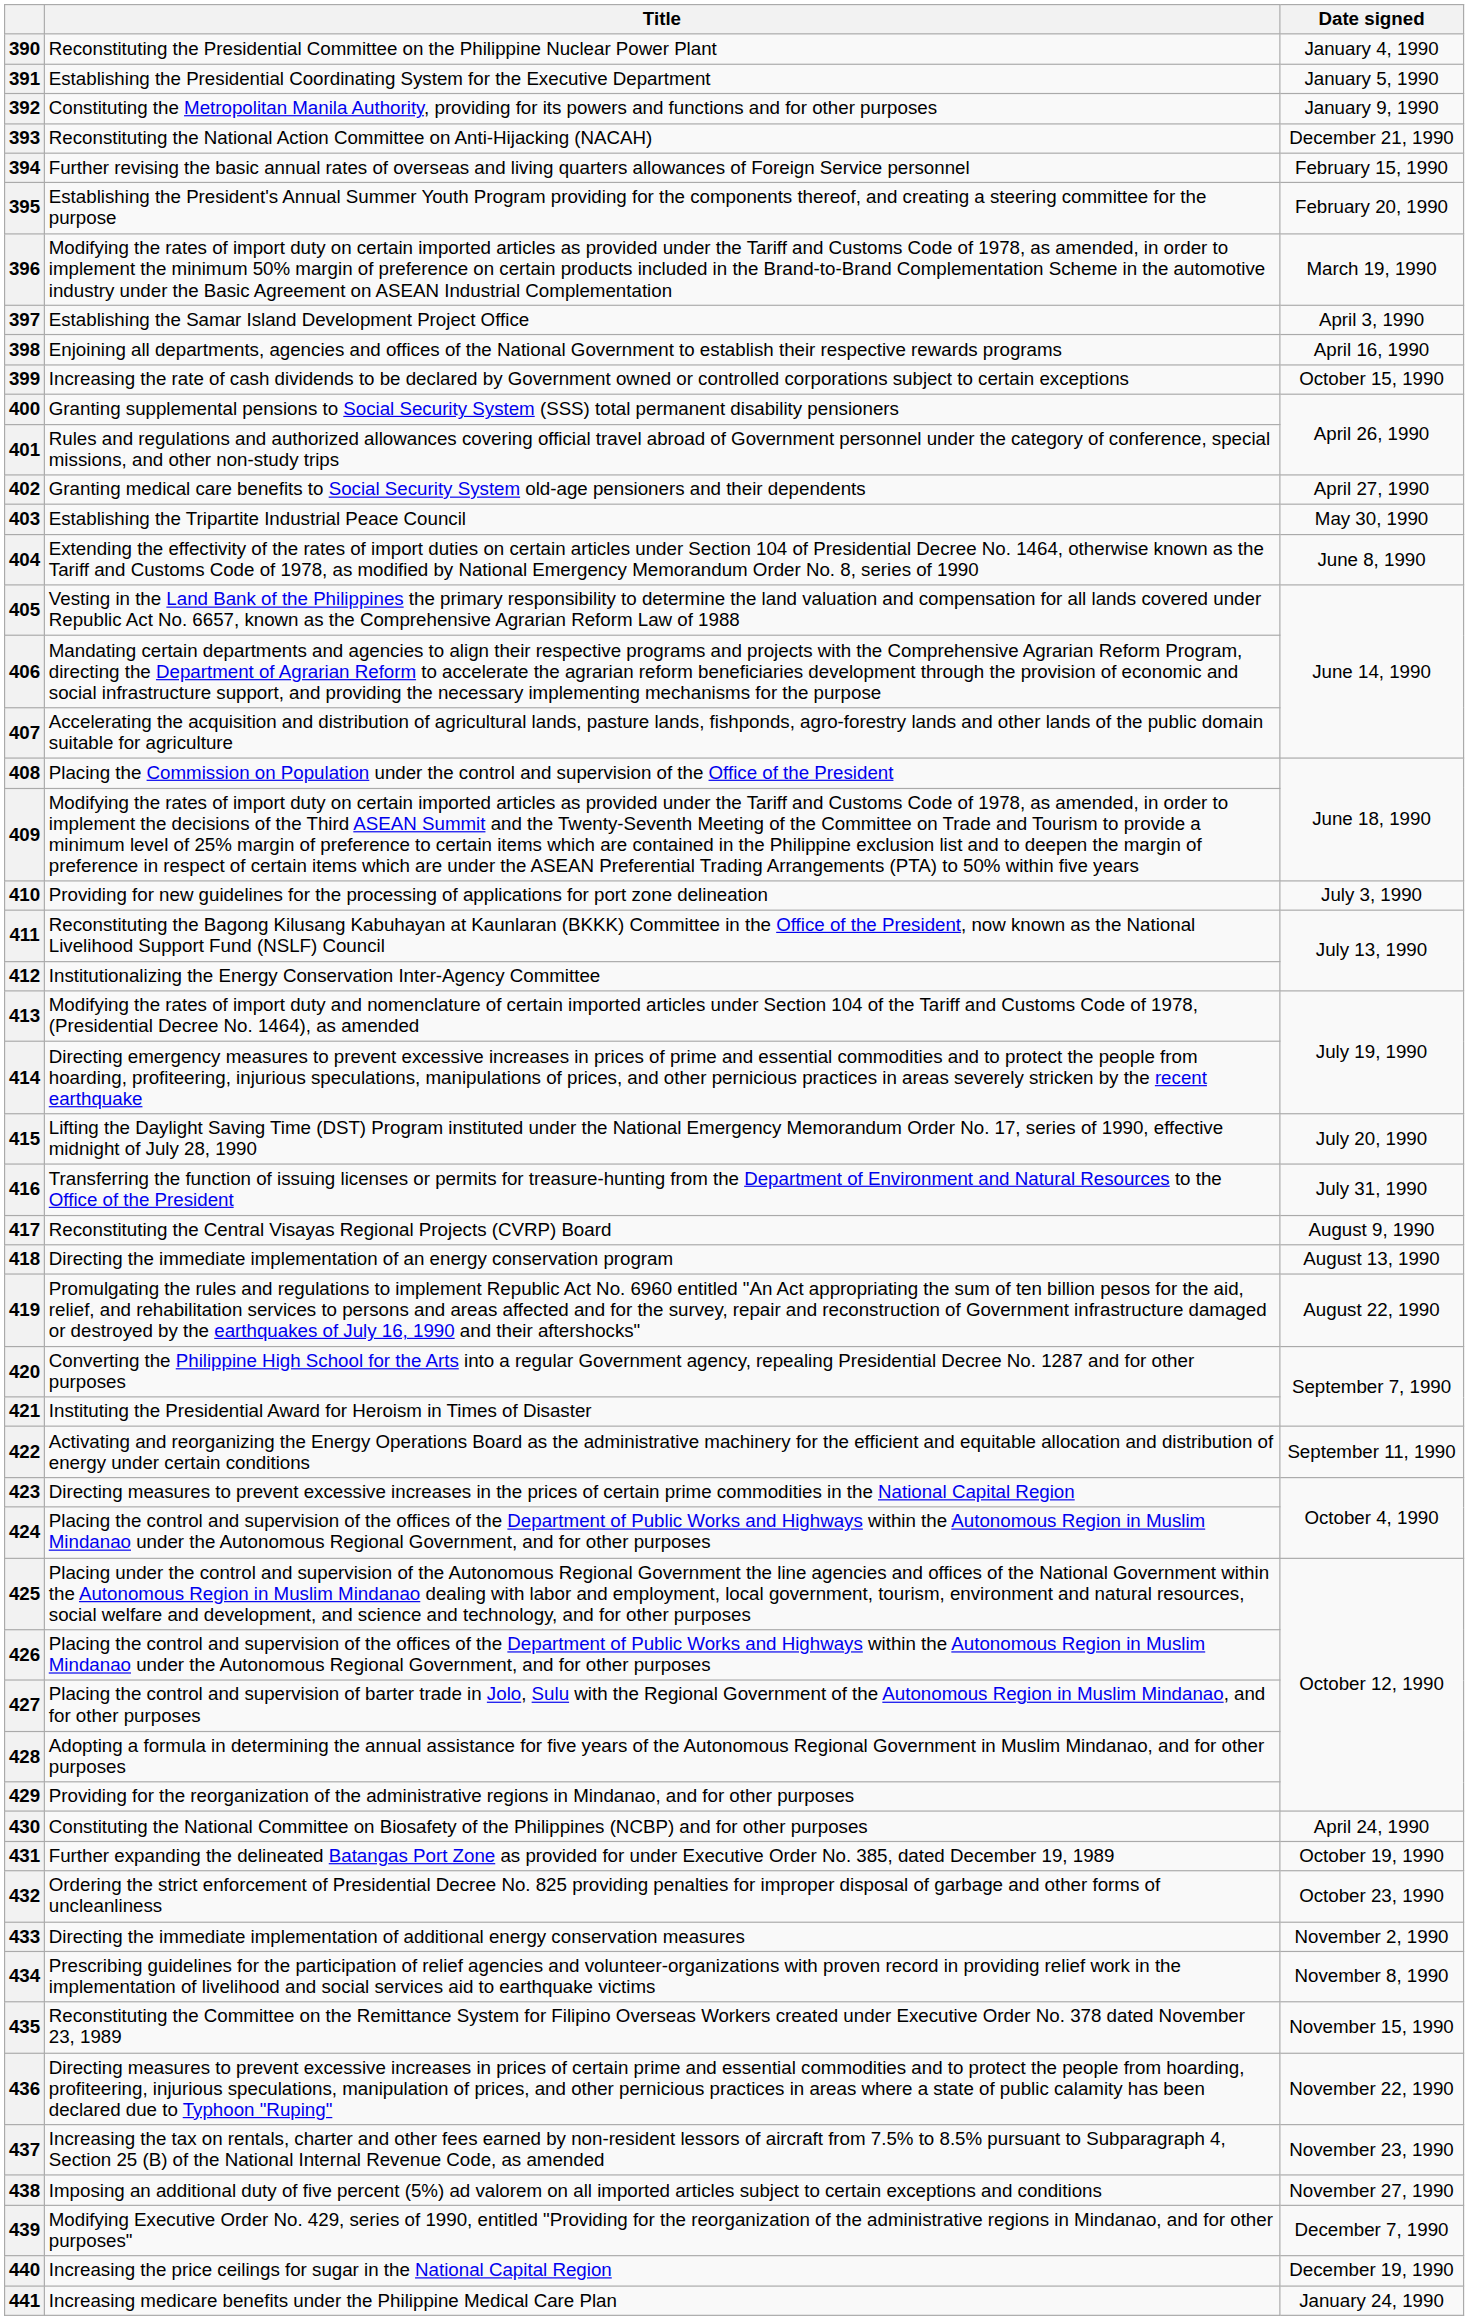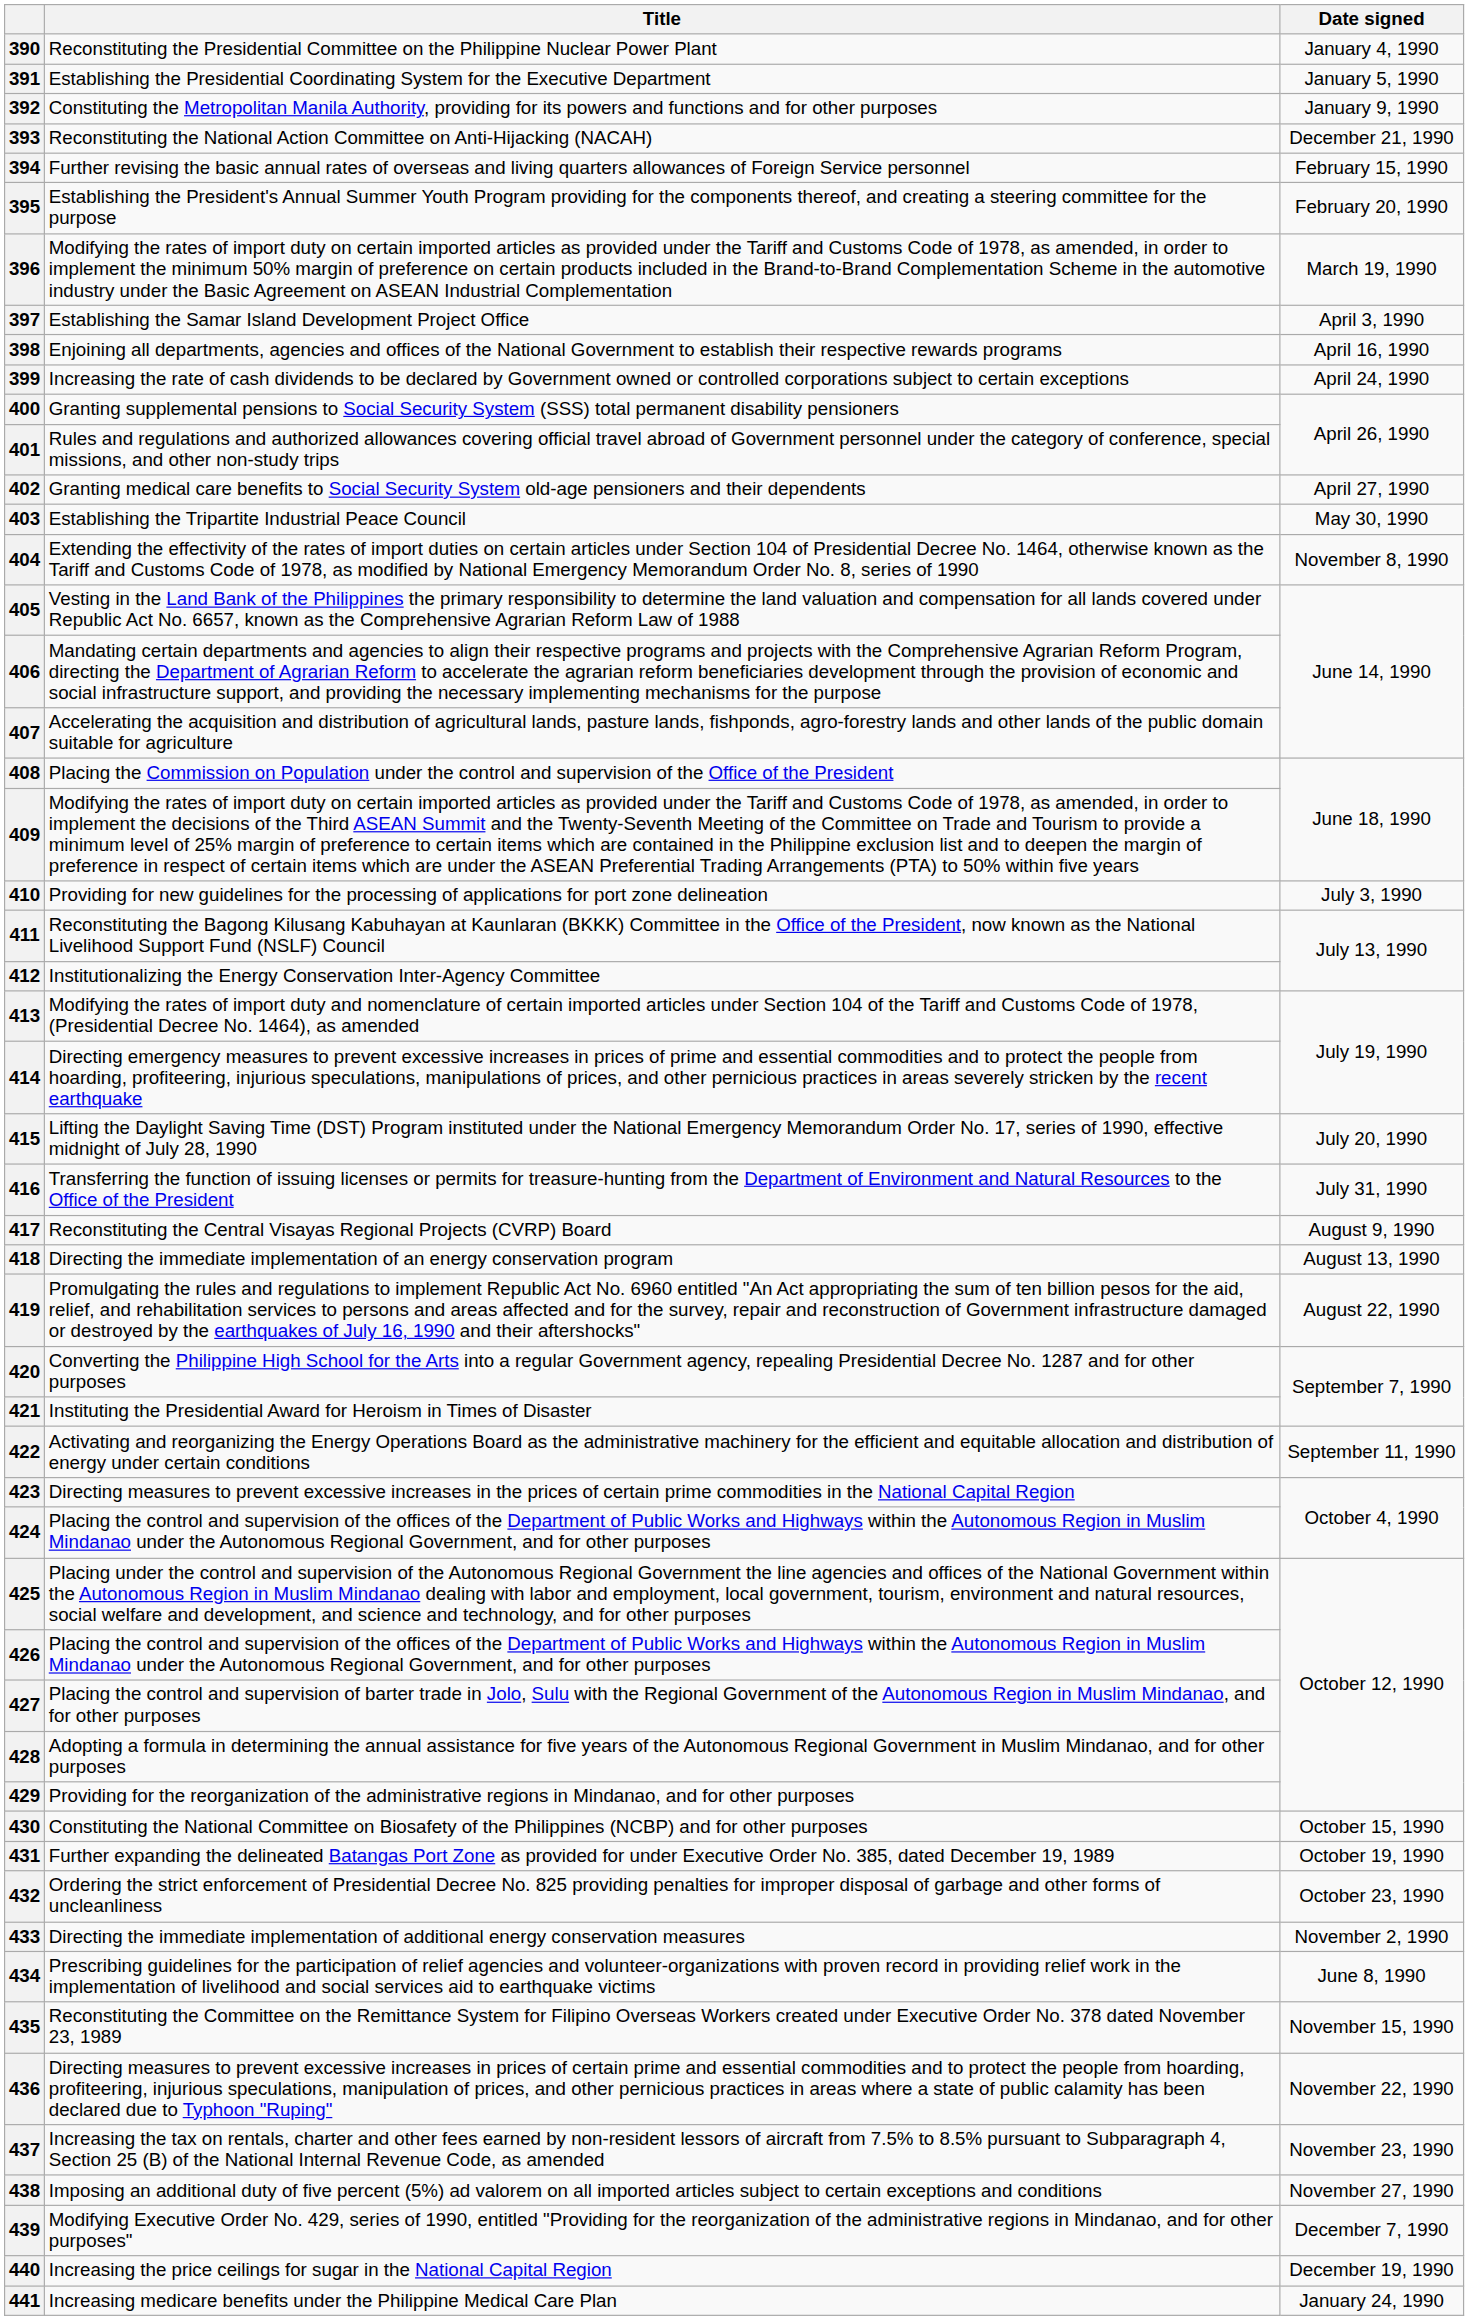(1372, 379) October 15, 1990 -> (1372, 379) April 24, 1990
(1372, 559) June 8, 1990 -> (1372, 559) November 8, 1990
(1372, 1826) April 24, 1990 -> (1372, 1826) October 15, 1990
(1372, 1976) November 8, 1990 -> (1372, 1976) June 8, 1990
